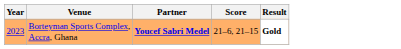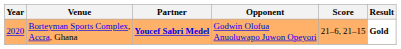+ column: (265, 12)
(15, 32) 2023 -> (15, 32) 2020
